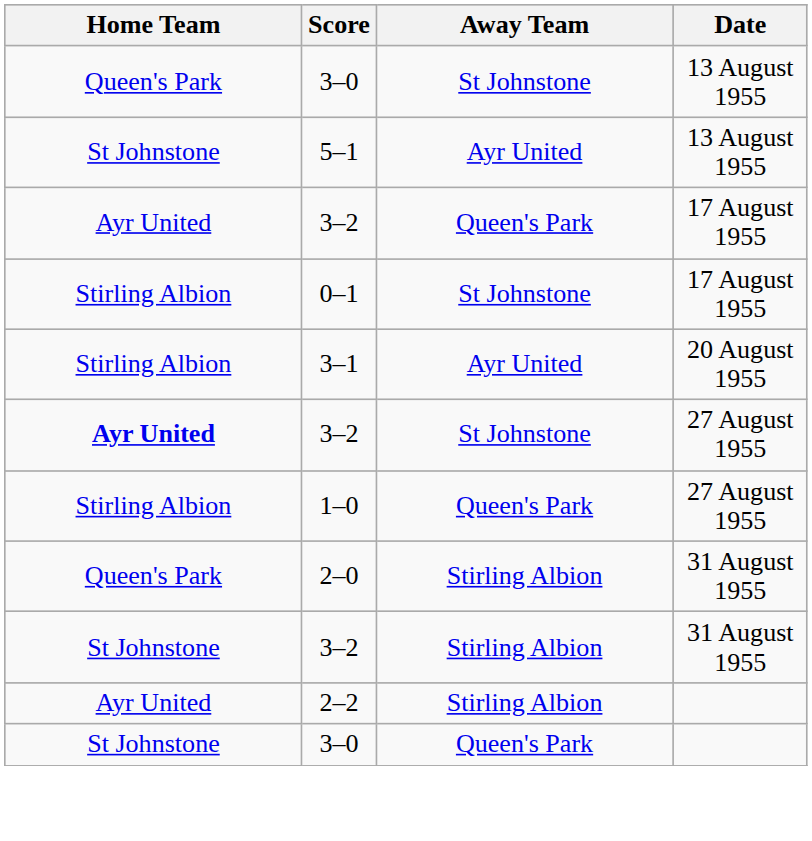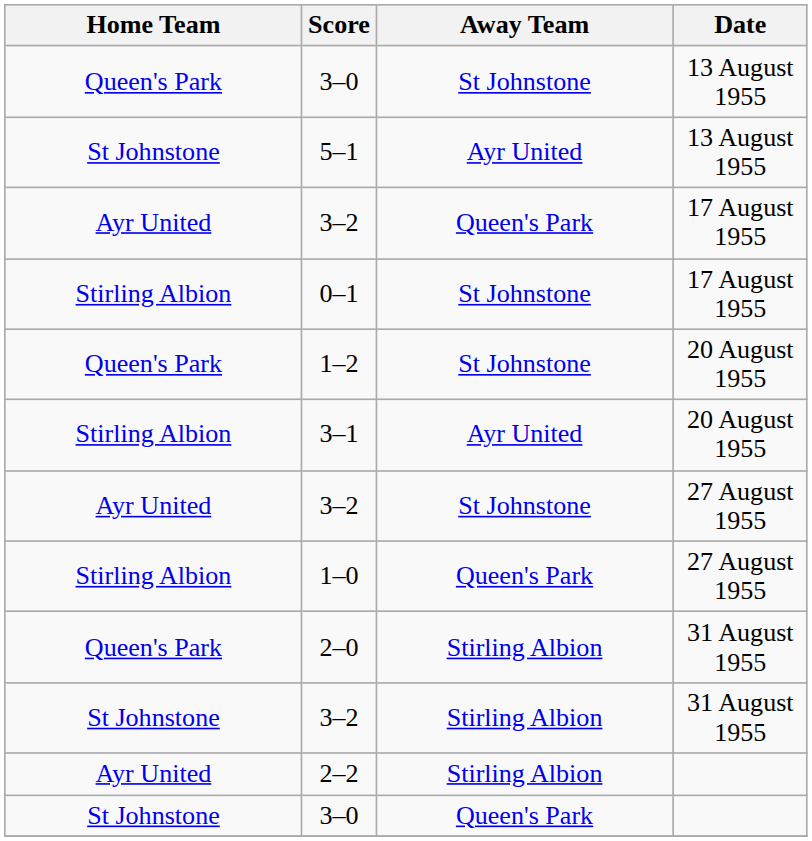+ row: (339, 364)
(153, 434) bold -> (153, 505) normal
